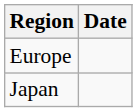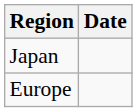rows swapped: (34, 89) <-> (41, 55)
